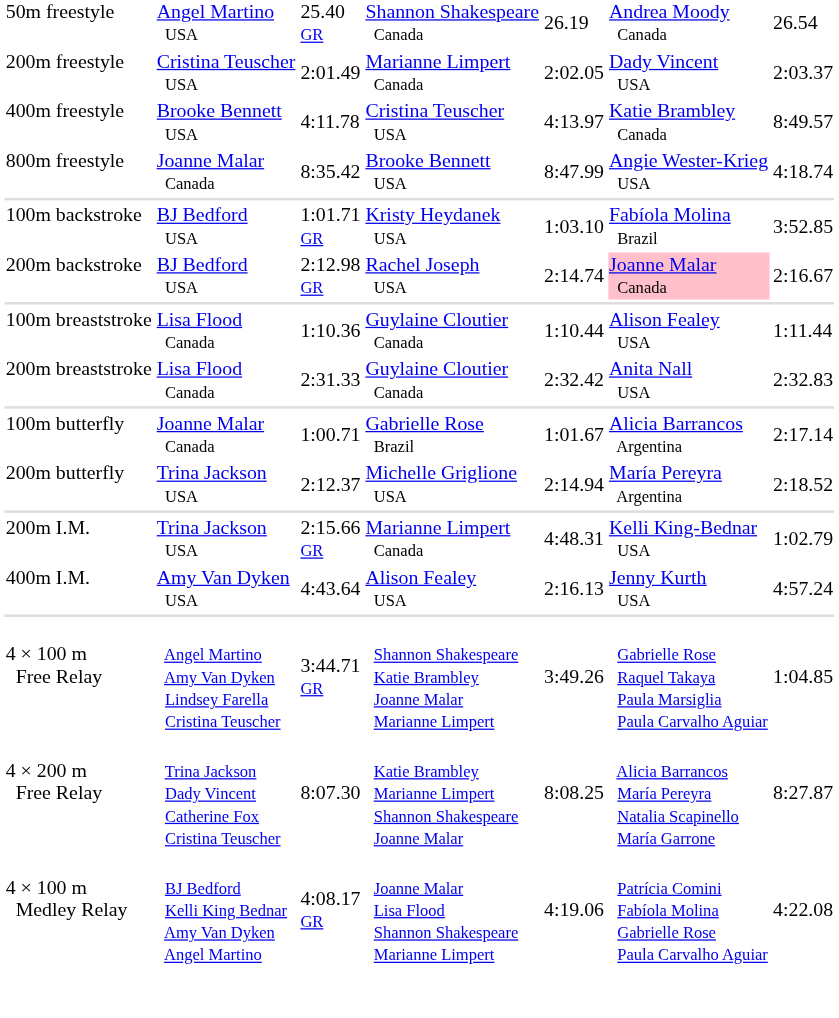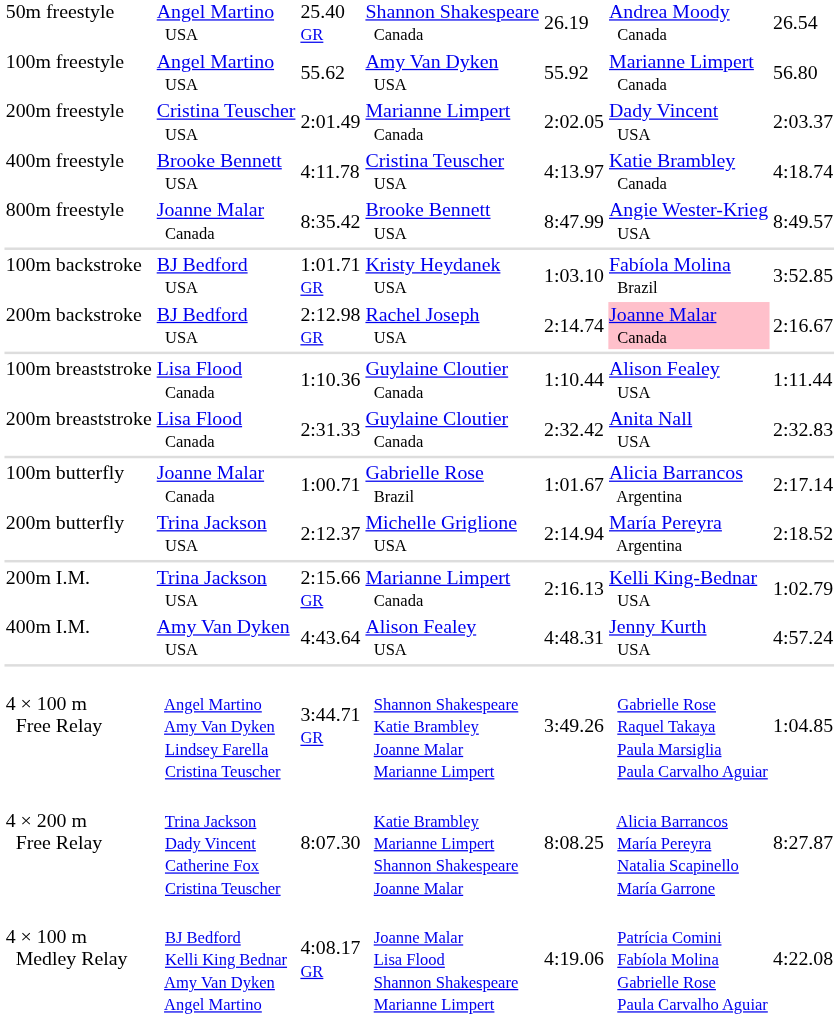+ row: (65, 72)
(803, 122) 8:49.57 -> (803, 171) 4:18.74
(803, 171) 4:18.74 -> (803, 221) 8:49.57
(574, 538) 4:48.31 -> (574, 588) 2:16.13
(574, 588) 2:16.13 -> (574, 637) 4:48.31
